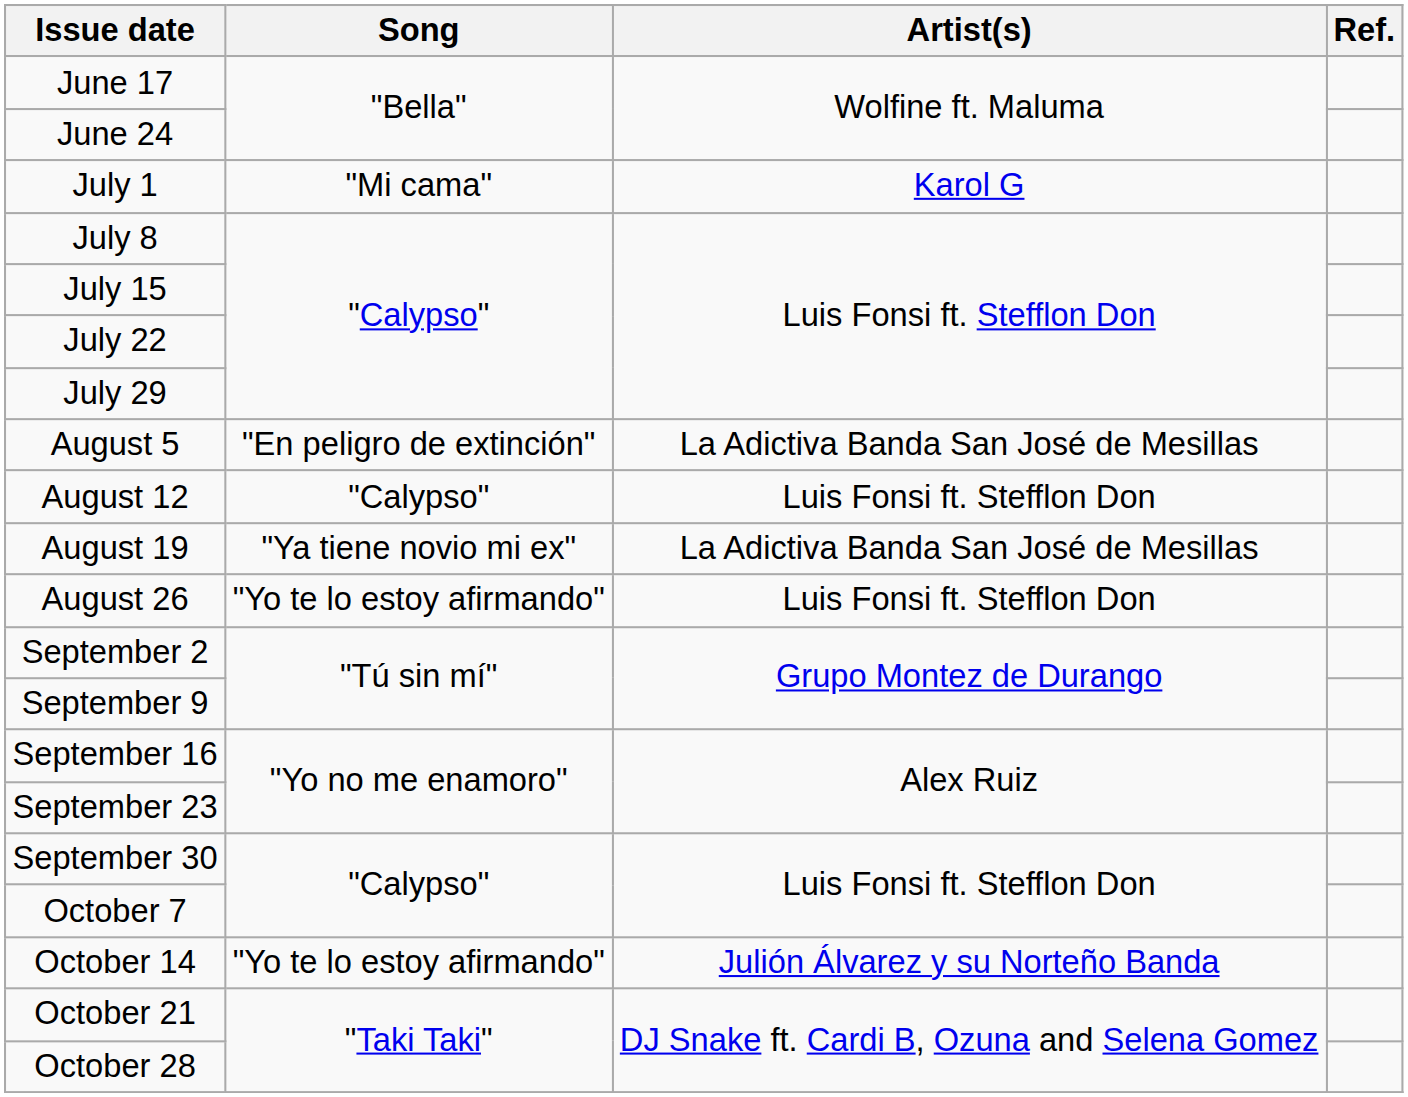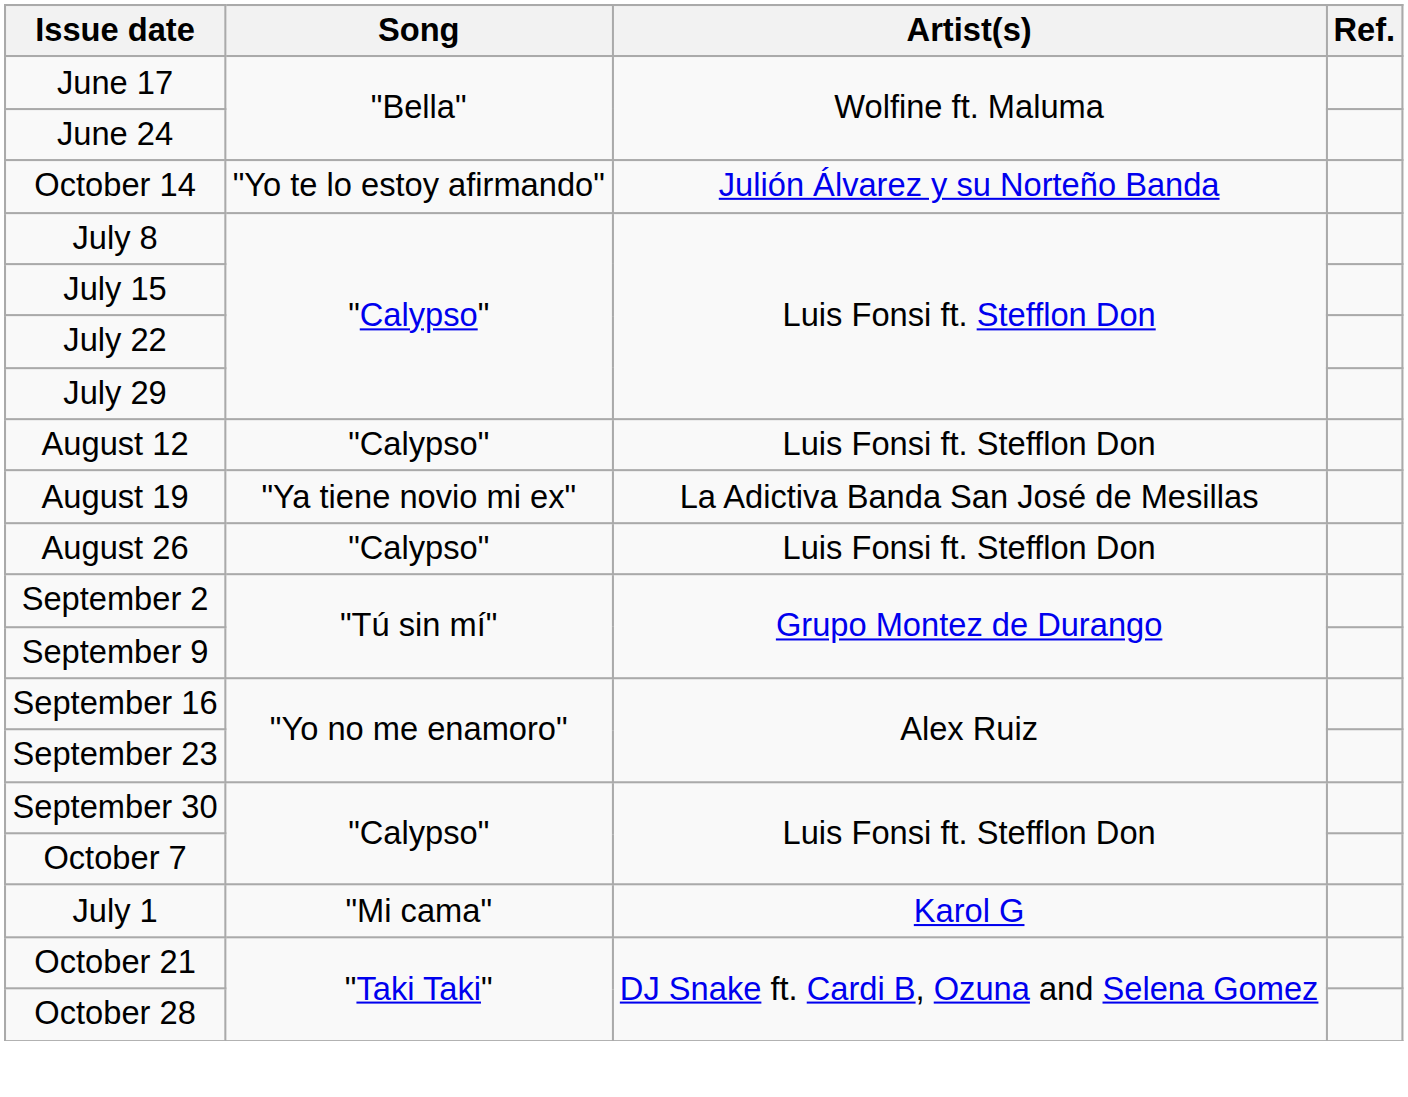rows swapped: (115, 185) <-> (115, 962)
- row: (115, 444)
(419, 599) "Yo te lo estoy afirmando" -> (419, 548) "Calypso"
